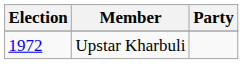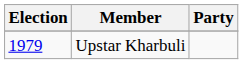(25, 44) 1972 -> (25, 44) 1979
